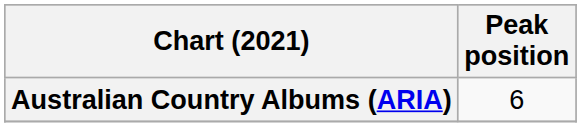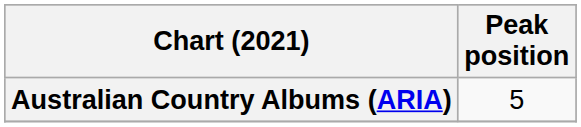(517, 99) 6 -> (517, 99) 5
